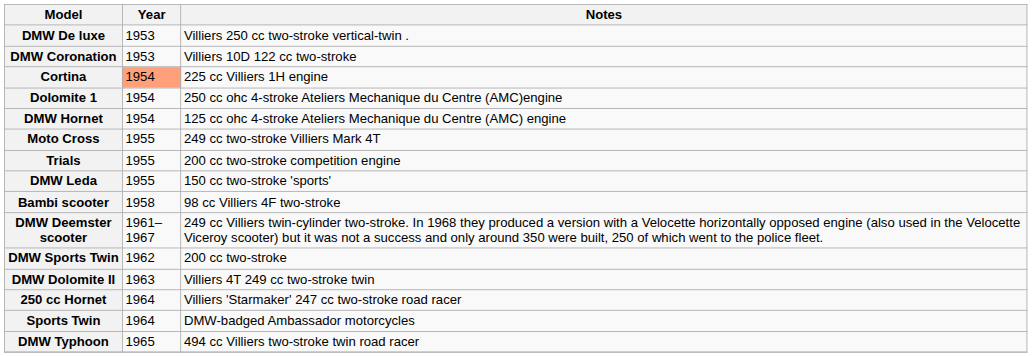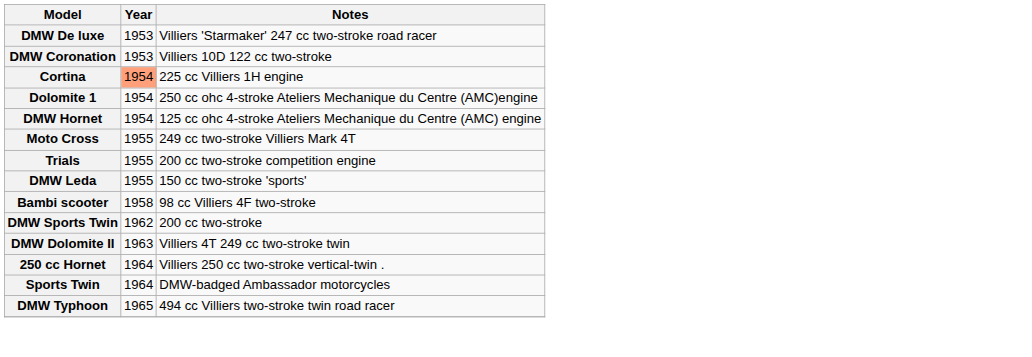(296, 35) Villiers 250 cc two-stroke vertical-twin . -> (298, 35) Villiers 'Starmaker' 247 cc two-stroke road racer
- row: (63, 230)
(323, 300) Villiers 'Starmaker' 247 cc two-stroke road racer -> (272, 264) Villiers 250 cc two-stroke vertical-twin .
